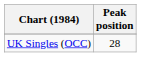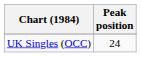(115, 43) 28 -> (115, 43) 24
